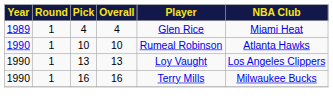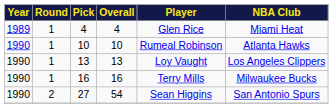+ row: (84, 95)
